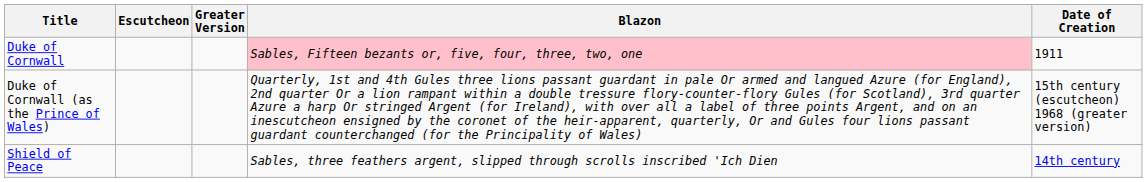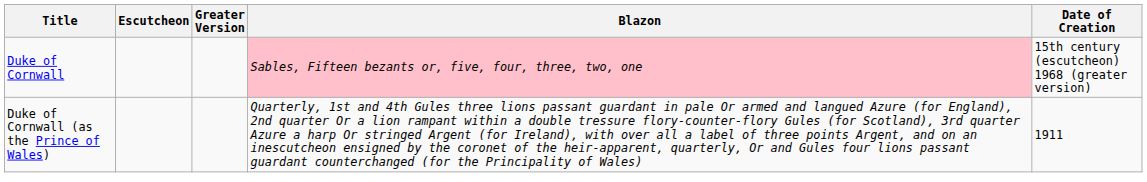(1049, 54) 1911 -> (1081, 68) 15th century (escutcheon) 1968 (greater version)
(1081, 107) 15th century (escutcheon) 1968 (greater version) -> (1049, 135) 1911
- row: (39, 161)
